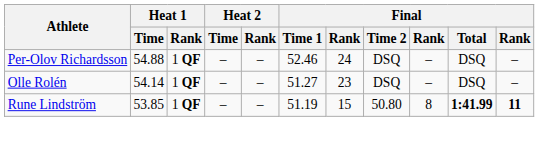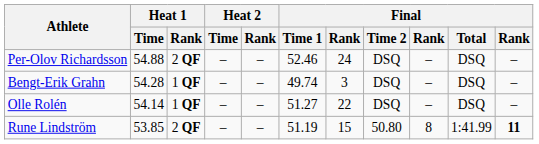(186, 60) 1 QF -> (186, 60) 2 QF
+ row: (56, 83)
(345, 83) 23 -> (345, 105) 22
(186, 105) 1 QF -> (186, 127) 2 QF
(472, 105) bold -> (471, 127) normal
